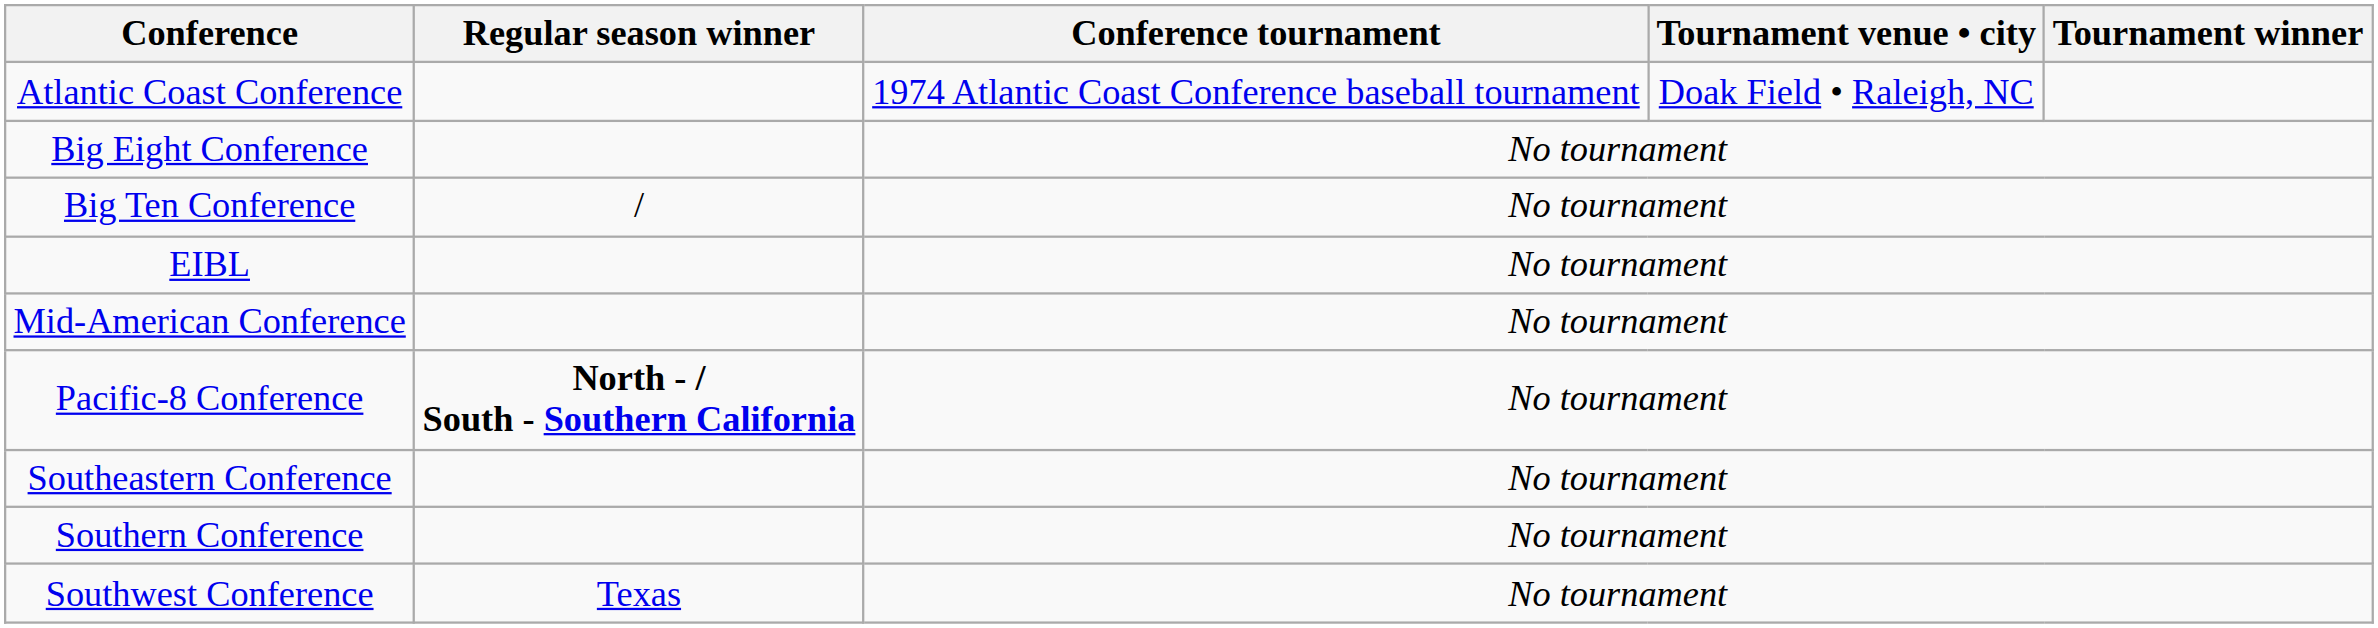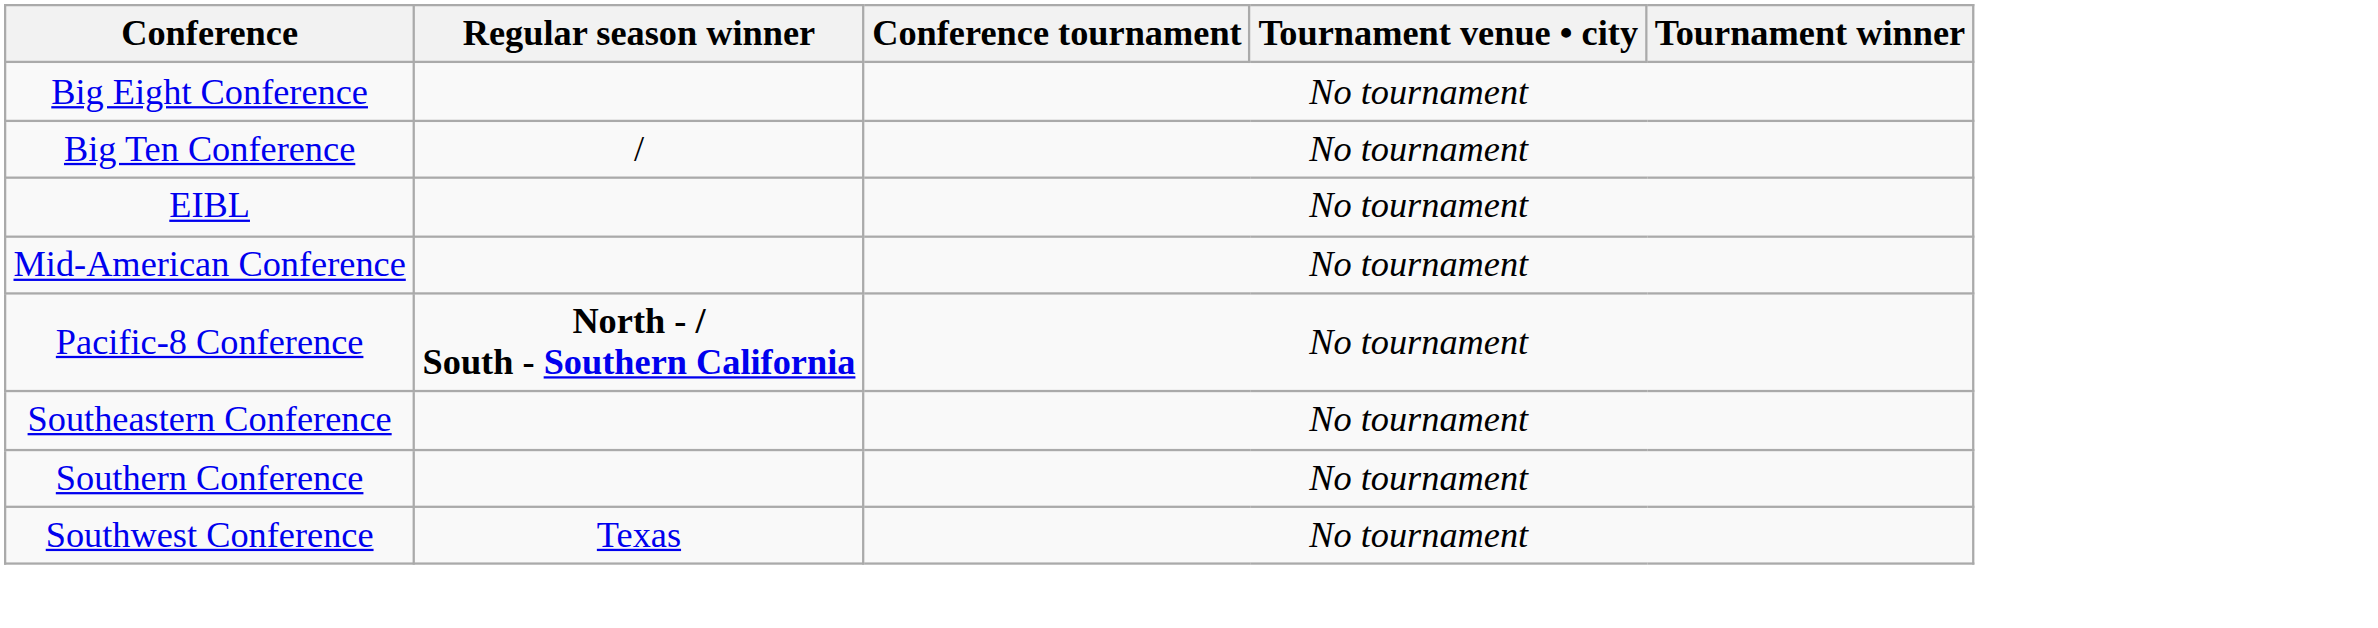- row: (210, 90)
